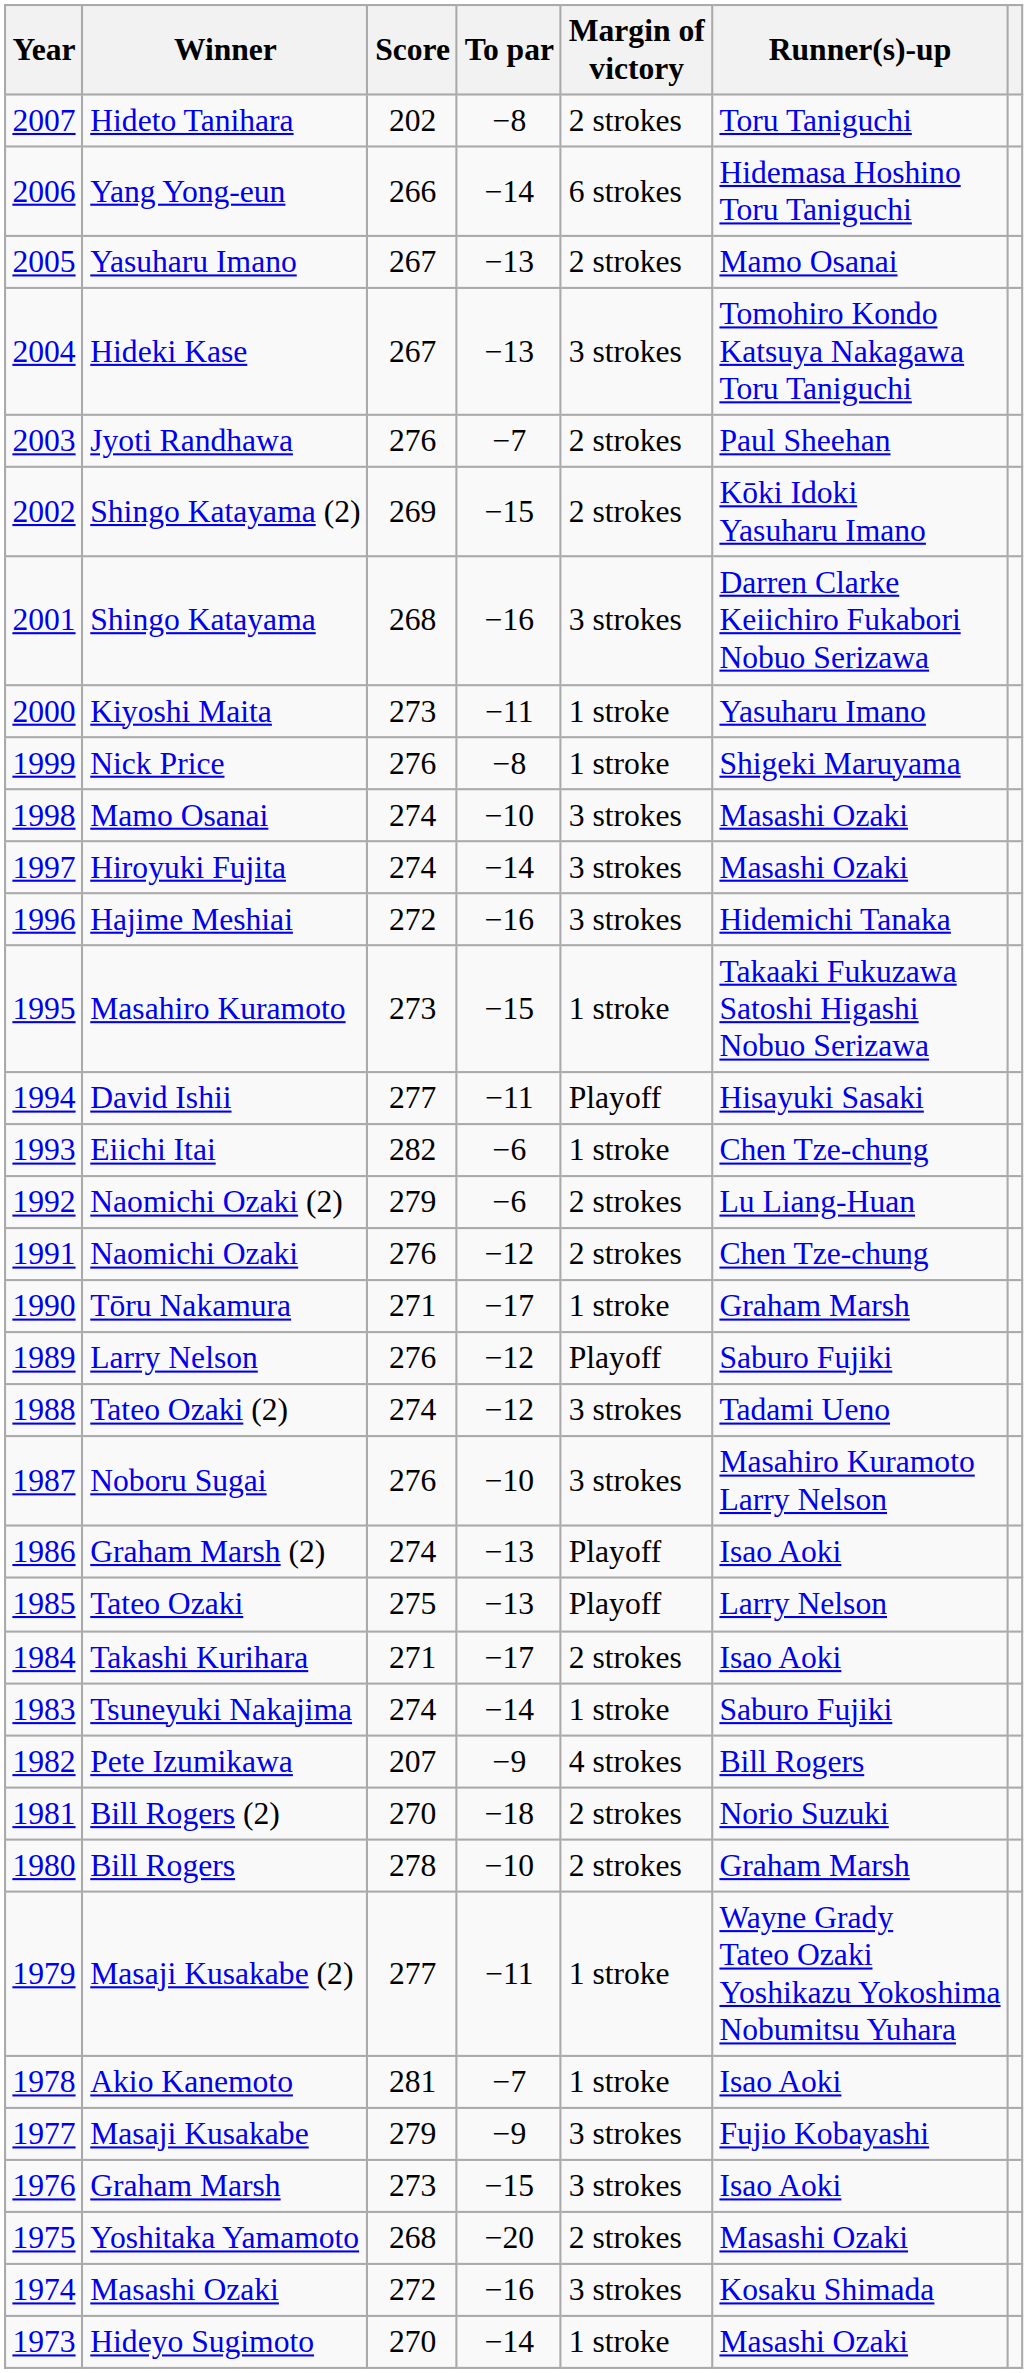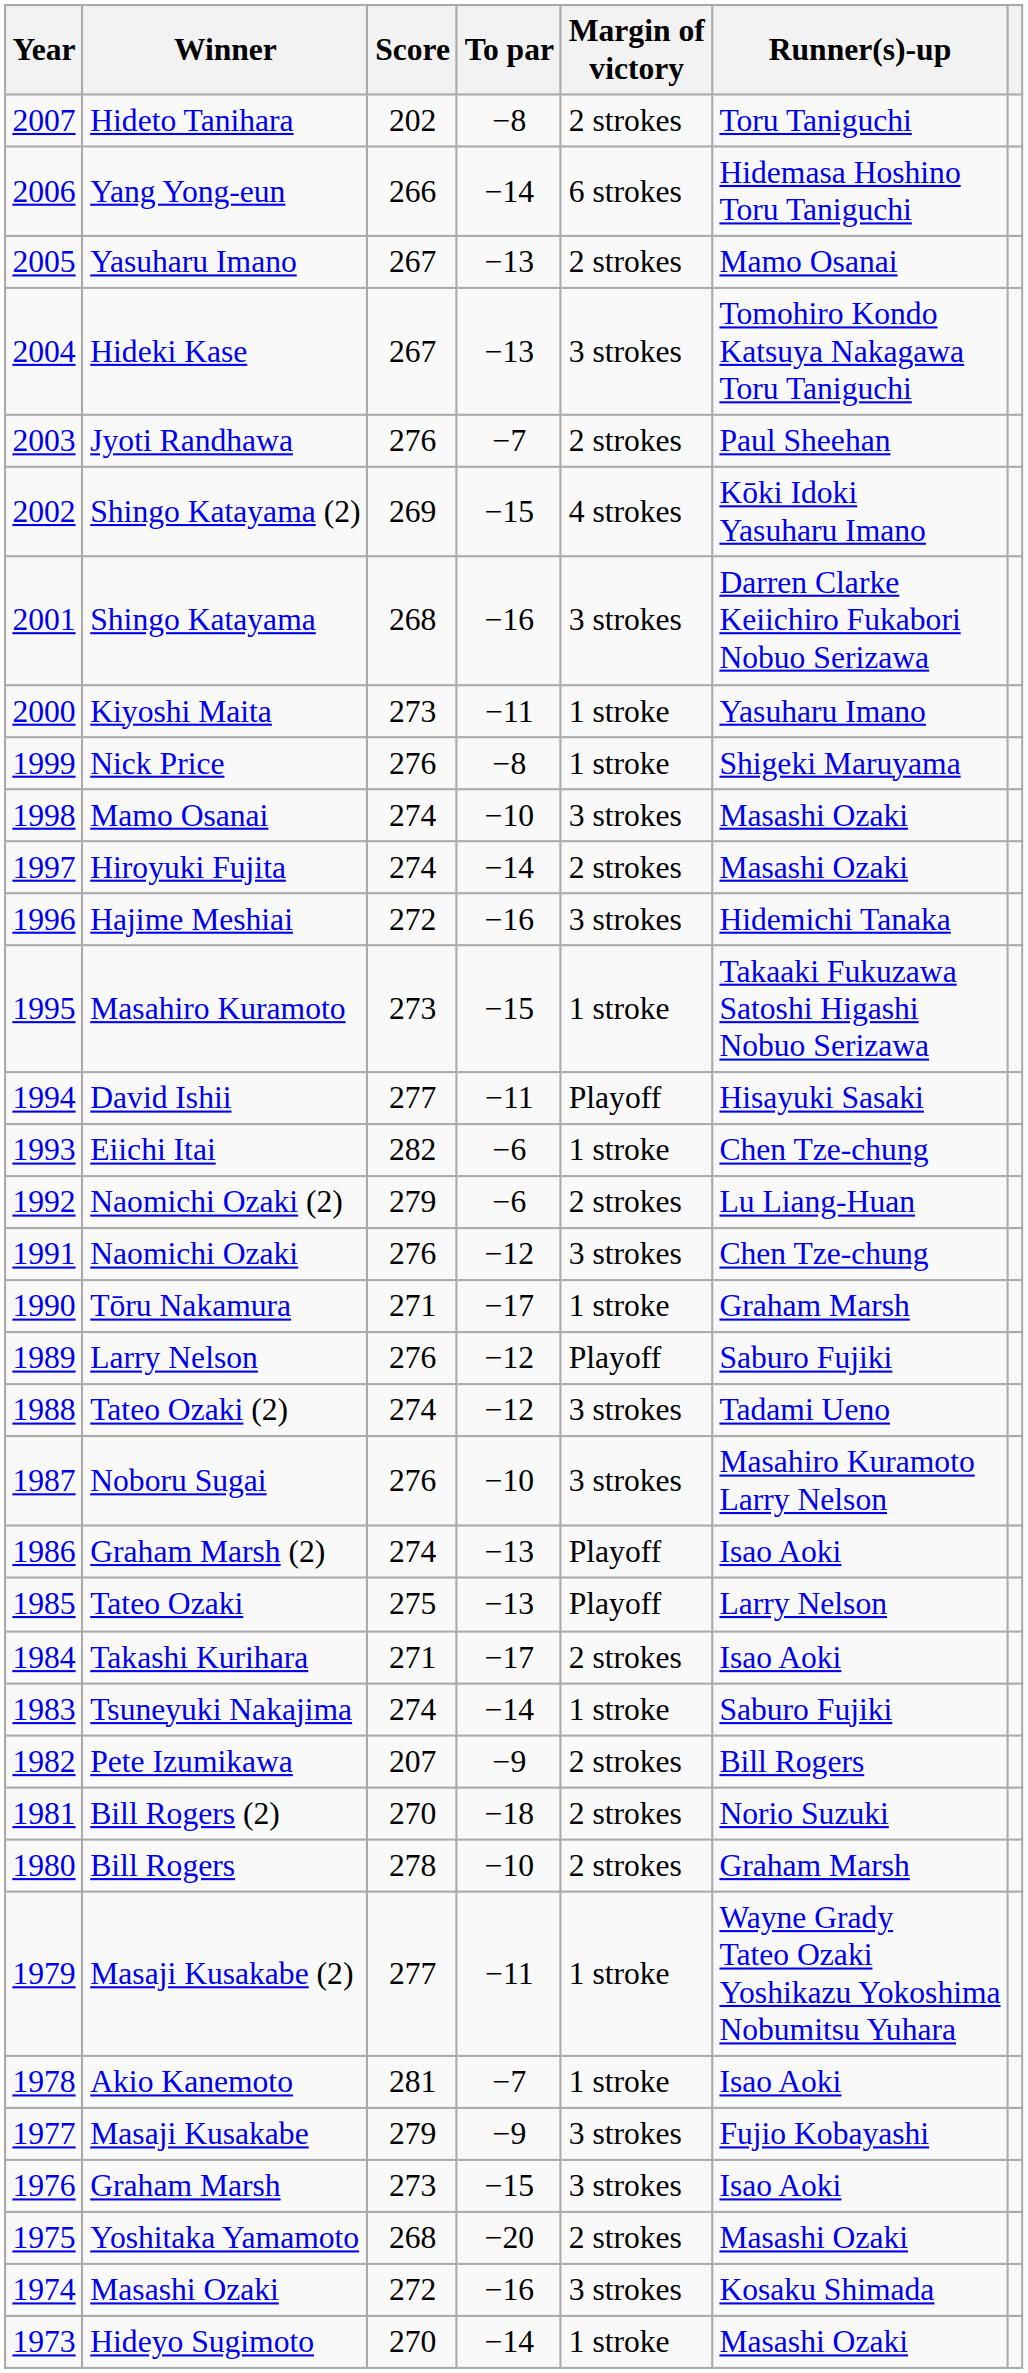(625, 512) 2 strokes -> (625, 512) 4 strokes
(625, 866) 3 strokes -> (625, 866) 2 strokes
(625, 1253) 2 strokes -> (625, 1253) 3 strokes
(625, 1760) 4 strokes -> (625, 1760) 2 strokes
